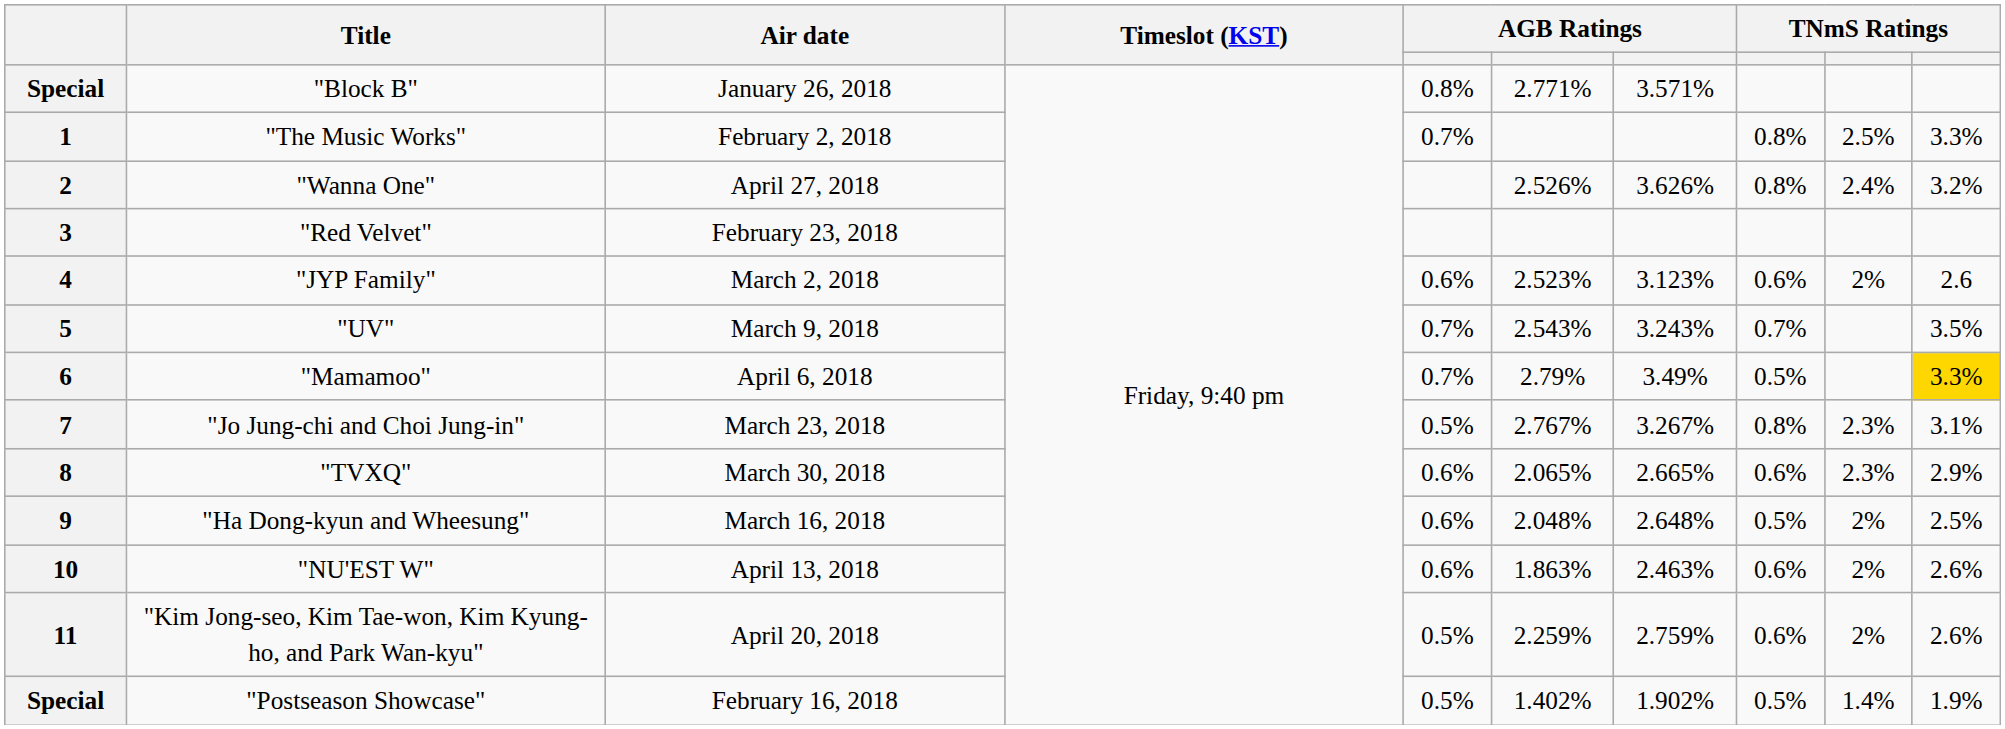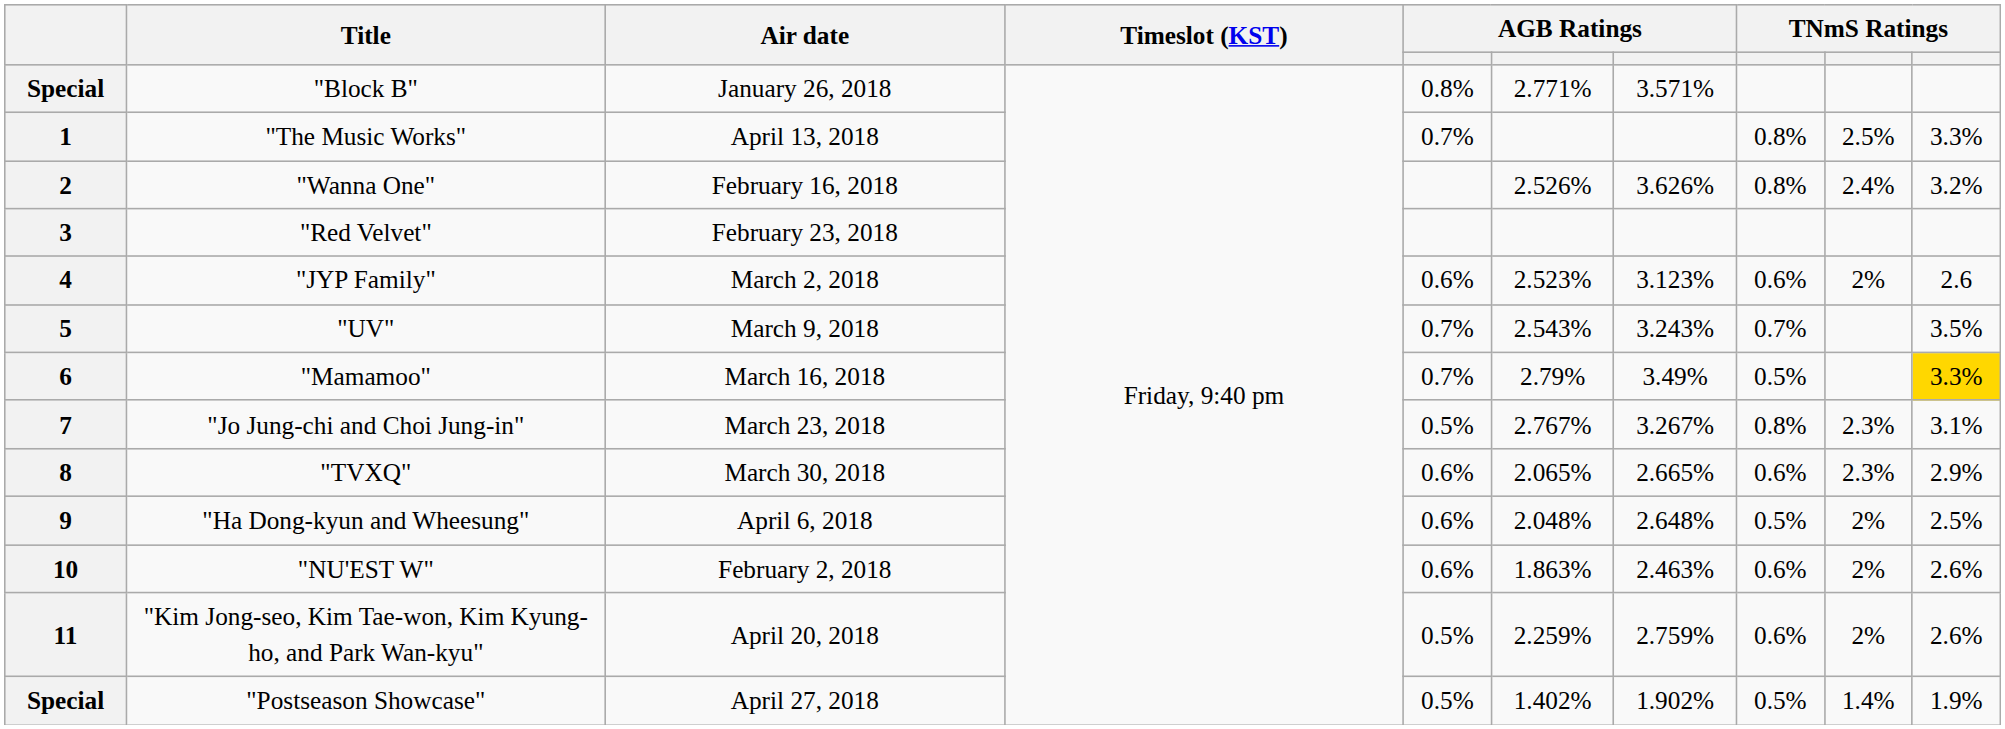(805, 136) February 2, 2018 -> (805, 136) April 13, 2018
(805, 184) April 27, 2018 -> (805, 184) February 16, 2018
(805, 376) April 6, 2018 -> (805, 376) March 16, 2018
(805, 520) March 16, 2018 -> (805, 520) April 6, 2018
(805, 568) April 13, 2018 -> (805, 568) February 2, 2018
(805, 701) February 16, 2018 -> (805, 701) April 27, 2018
